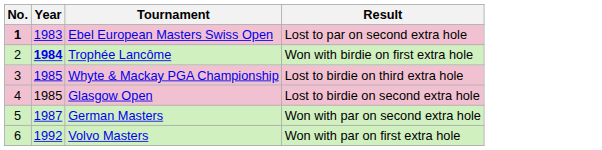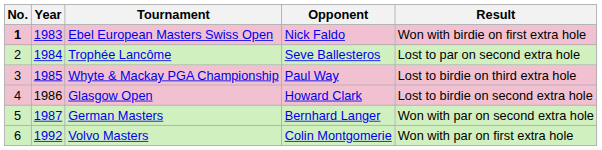+ column: (338, 15)
(376, 35) Lost to par on second extra hole -> (492, 35) Won with birdie on first extra hole
(48, 55) bold -> (48, 55) normal
(379, 55) Won with birdie on first extra hole -> (489, 55) Lost to par on second extra hole
(48, 96) 1985 -> (48, 96) 1986
